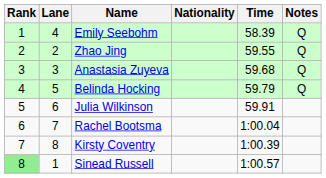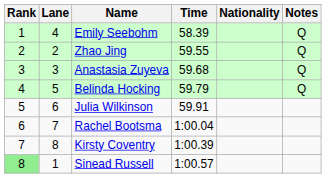columns swapped: (204, 13) <-> (260, 13)
